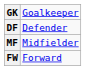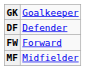rows swapped: (12, 42) <-> (12, 58)
